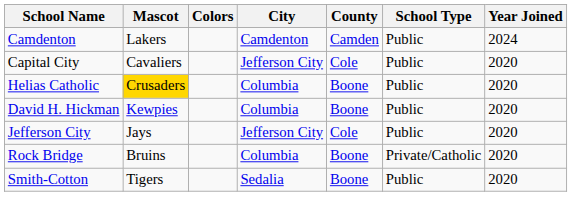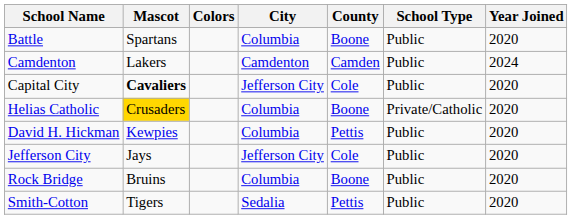+ row: (25, 39)
(154, 62) normal -> (156, 86) bold
(405, 86) Public -> (434, 109) Private/Catholic
(349, 109) Boone -> (347, 132) Pettis
(434, 156) Private/Catholic -> (405, 179) Public
(349, 179) Boone -> (347, 202) Pettis
